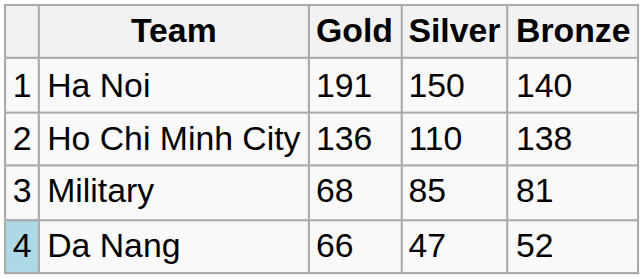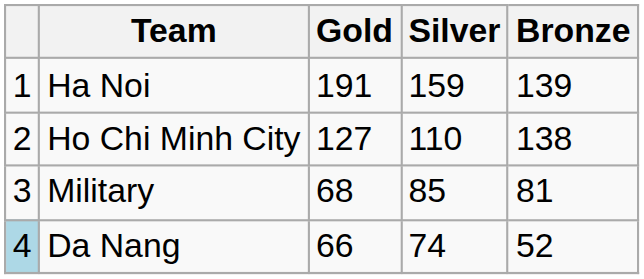(437, 84) 150 -> (437, 84) 159
(544, 84) 140 -> (544, 84) 139
(344, 138) 136 -> (344, 138) 127
(427, 245) 47 -> (427, 245) 74
